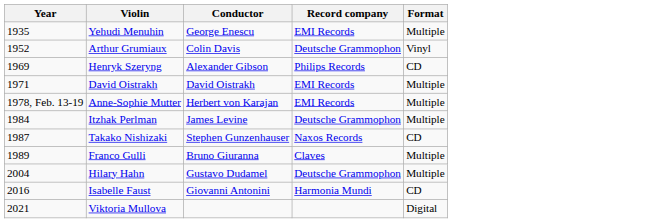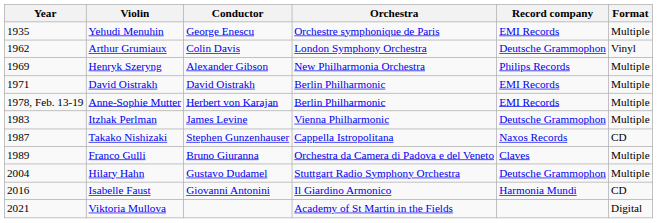+ column: (394, 13)
(18, 48) 1952 -> (18, 48) 1962
(414, 66) CD -> (630, 66) Multiple
(18, 119) 1984 -> (18, 119) 1983
